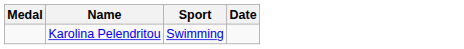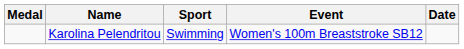+ column: (326, 14)
